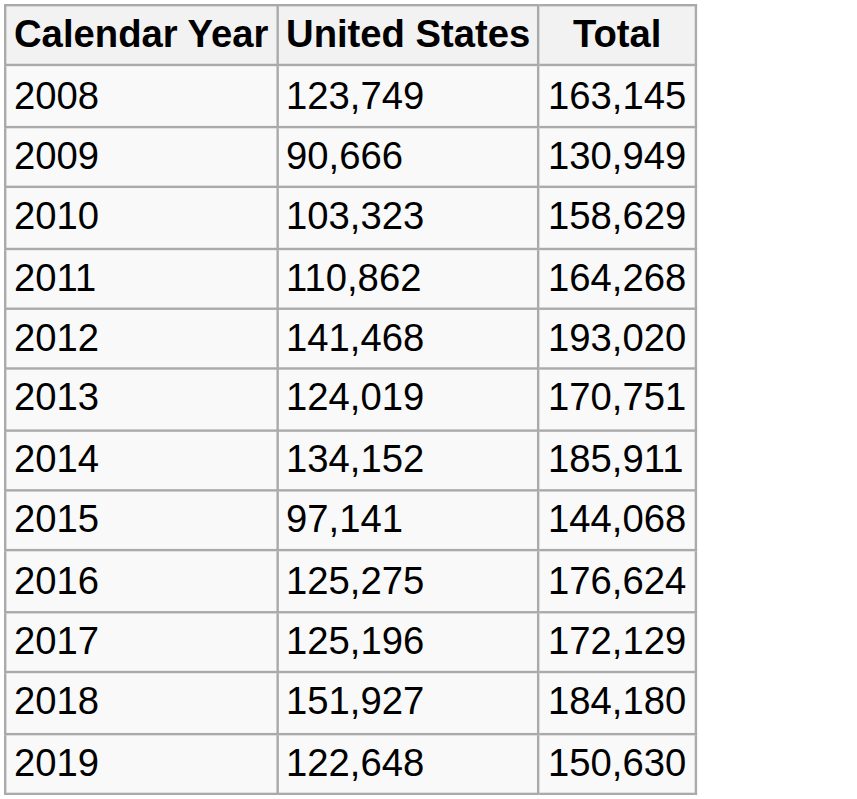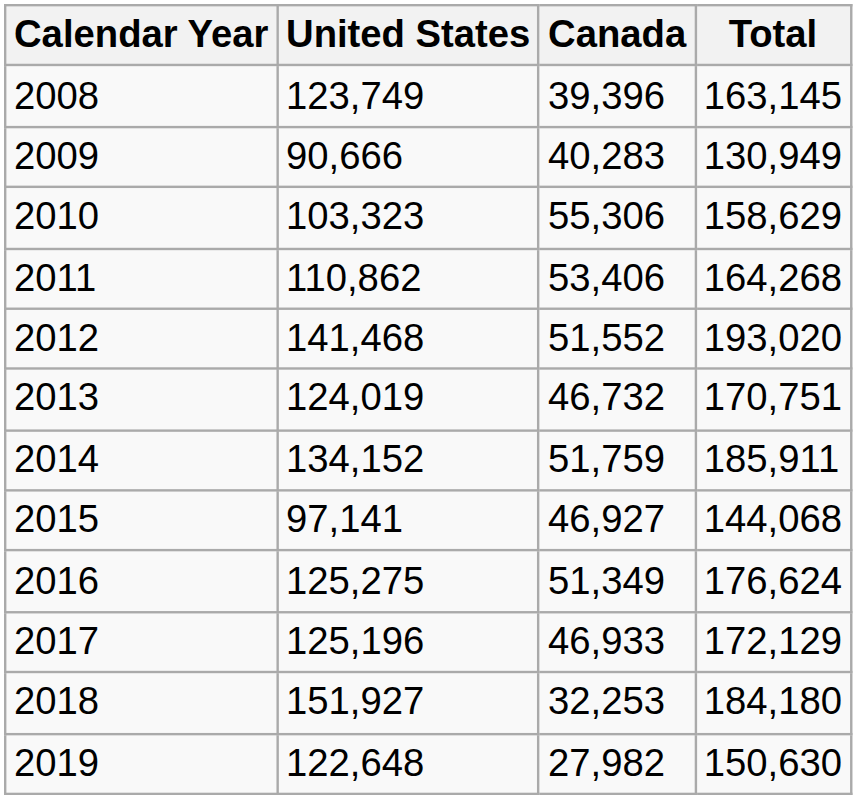+ column: (617, 34)
